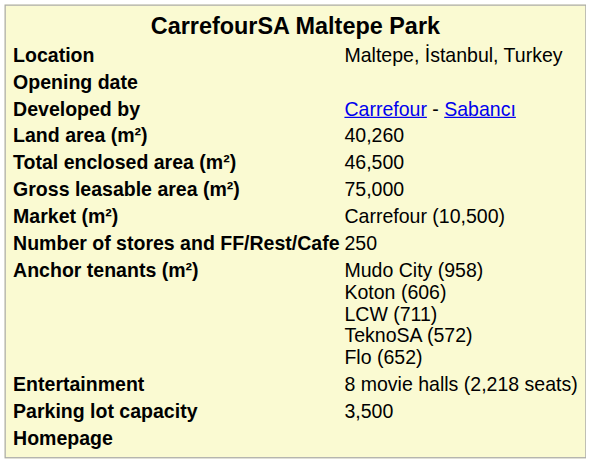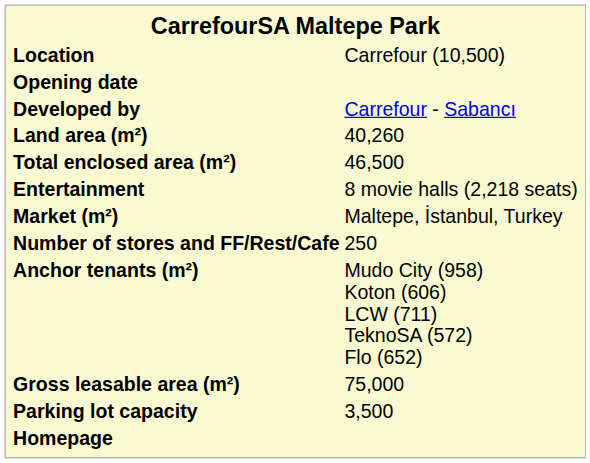(453, 55) Maltepe, İstanbul, Turkey -> (425, 55) Carrefour (10,500)
rows swapped: (126, 190) <-> (79, 385)
(425, 216) Carrefour (10,500) -> (453, 216) Maltepe, İstanbul, Turkey
